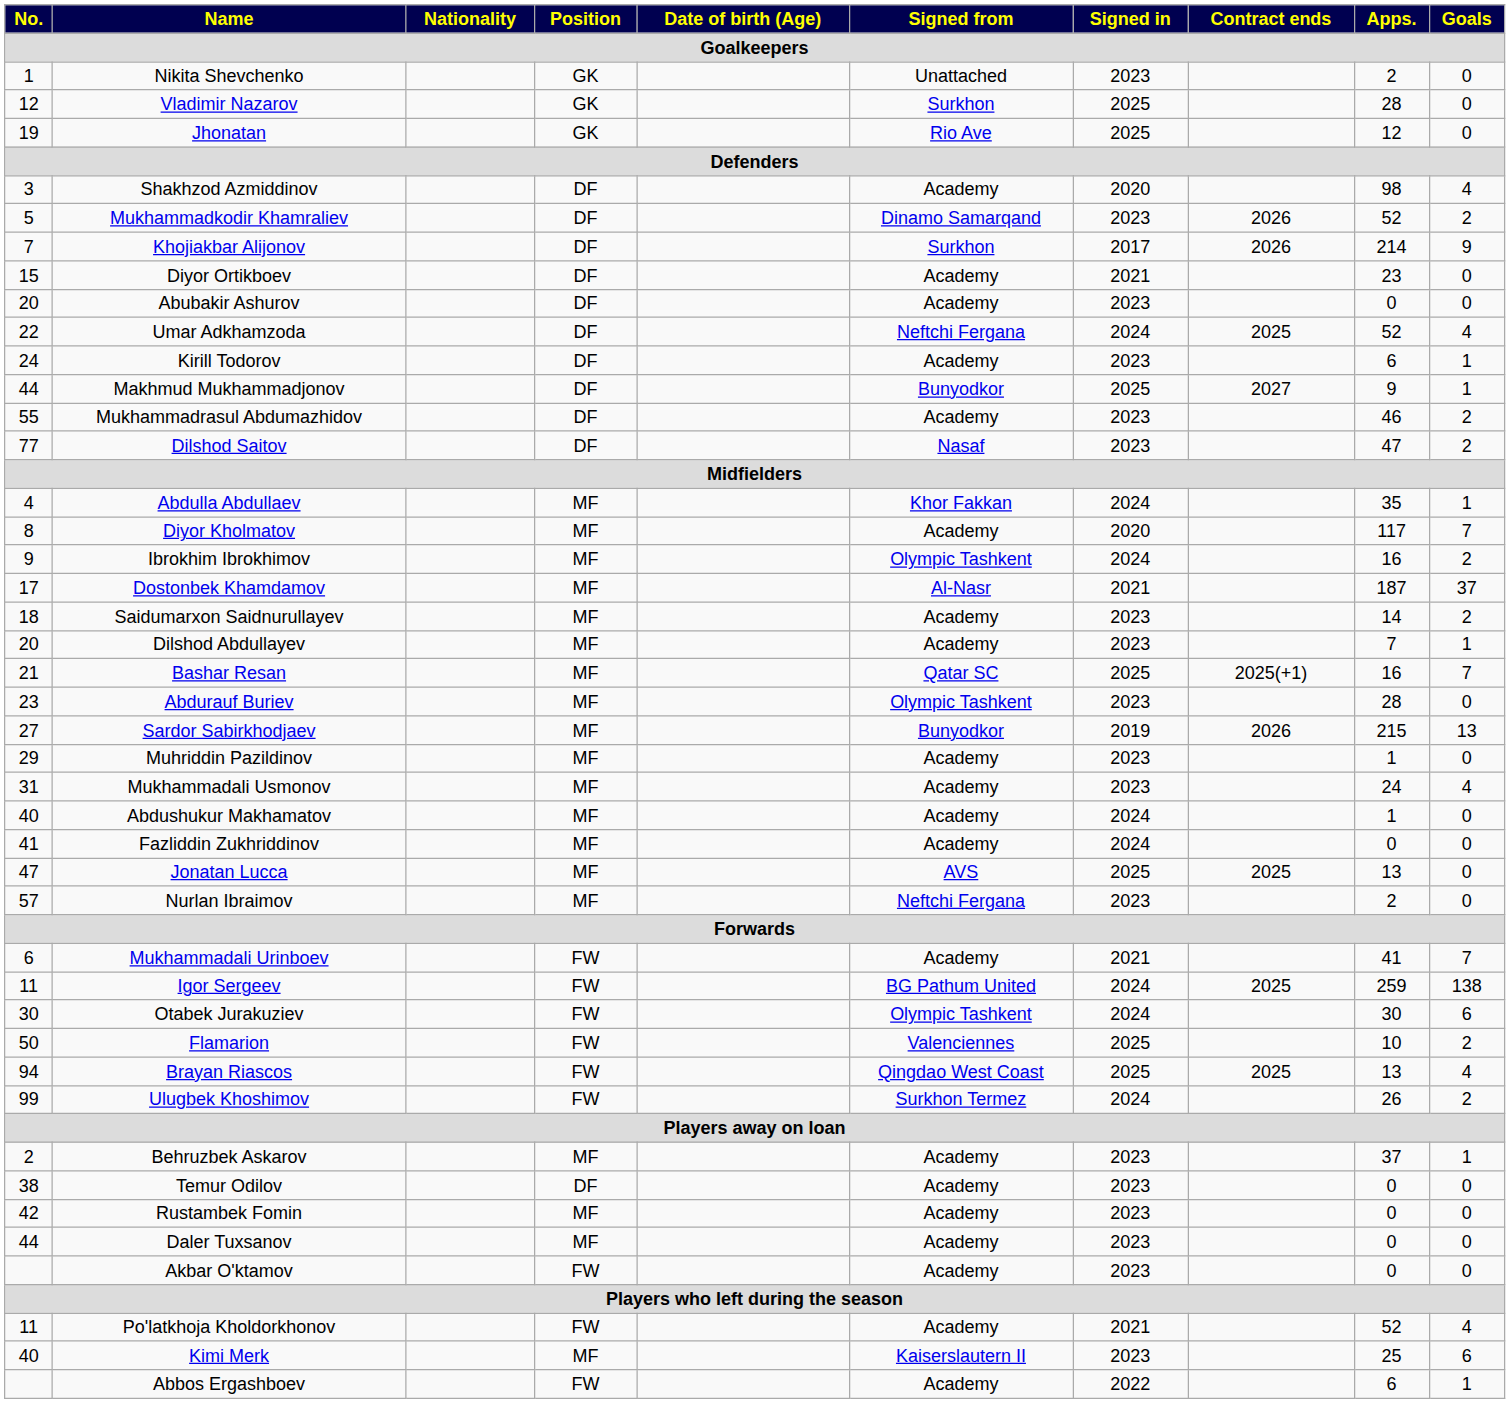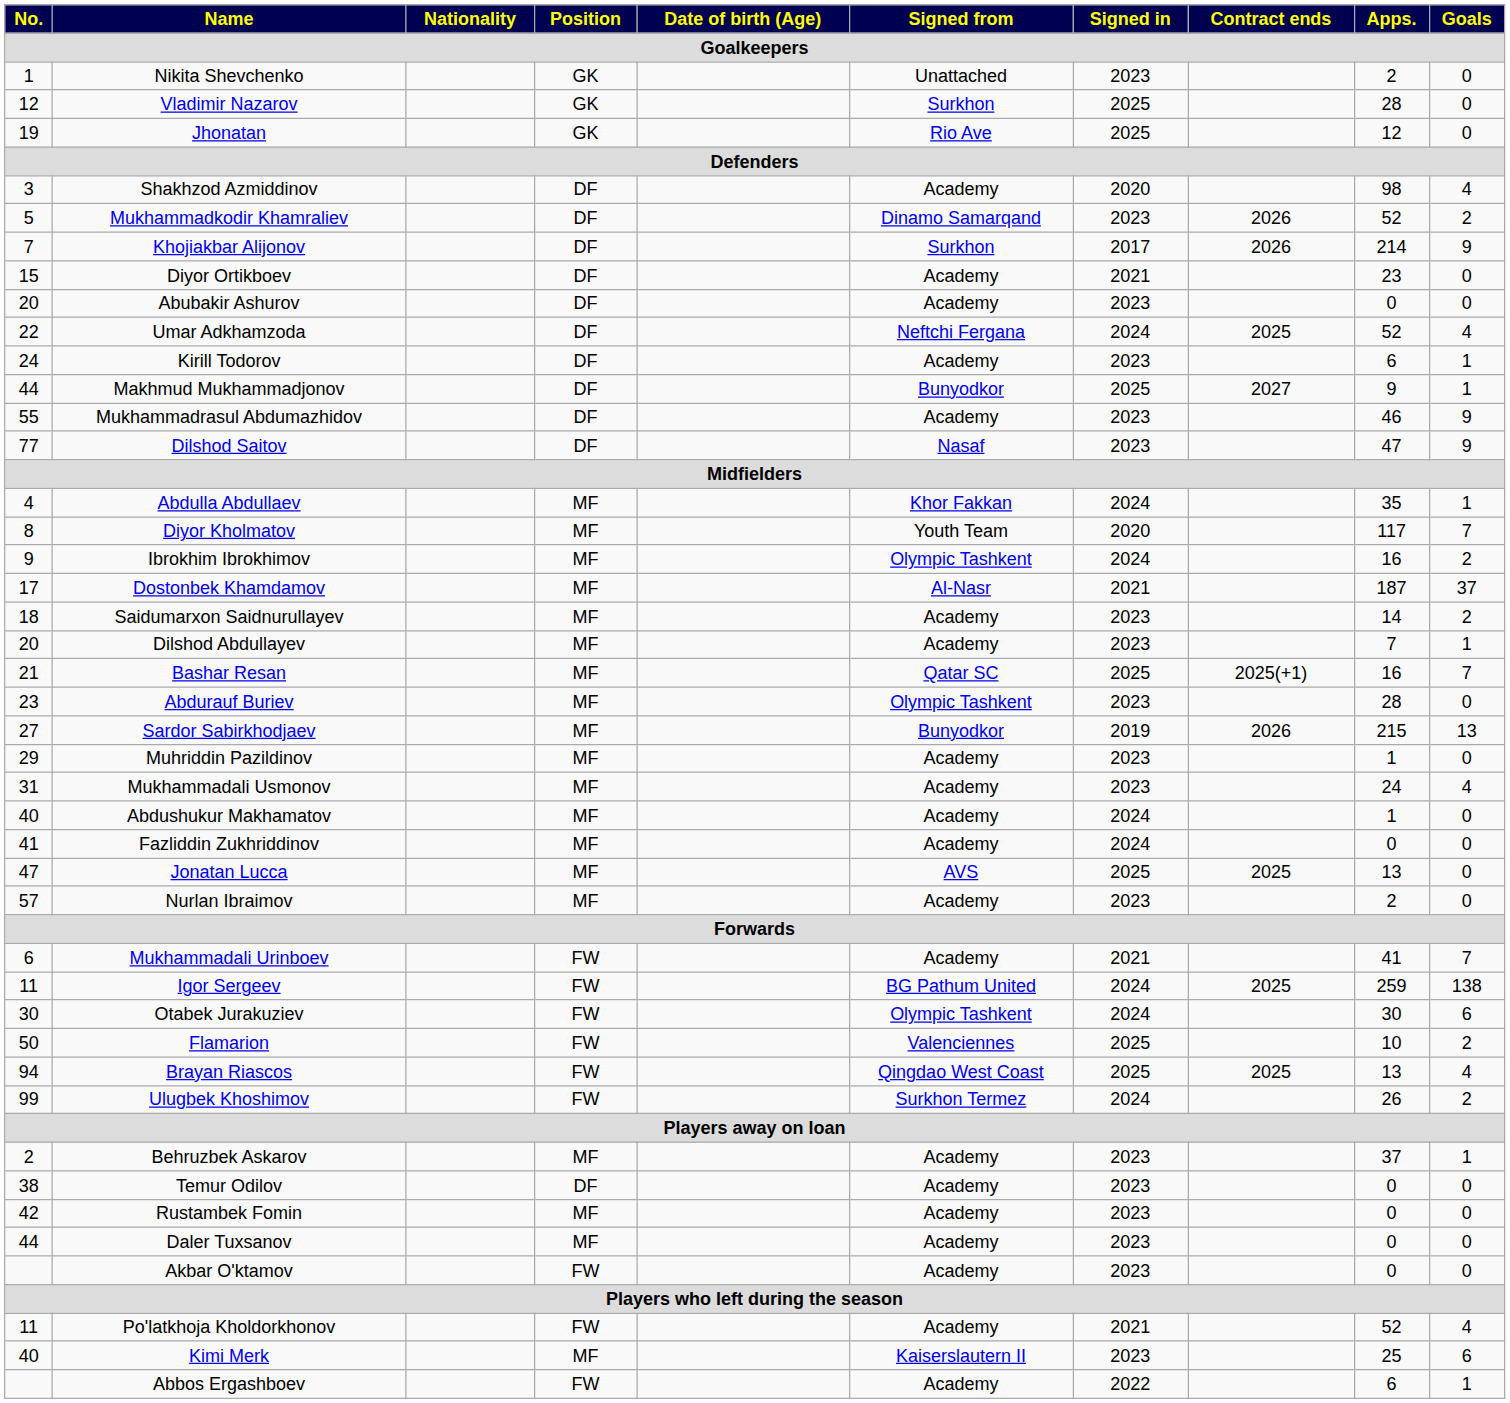(1467, 417) 2 -> (1467, 417) 9
(1467, 446) 2 -> (1467, 446) 9
(961, 531) Academy -> (961, 531) Youth Team
(961, 901) Neftchi Fergana -> (961, 901) Academy
